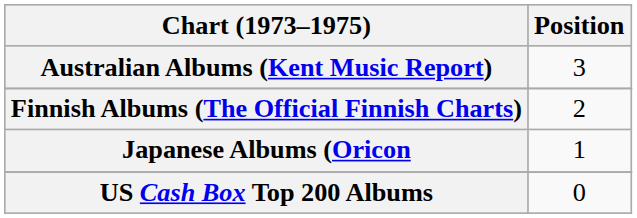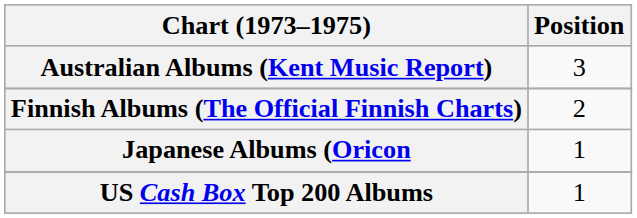(579, 191) 0 -> (579, 191) 1
